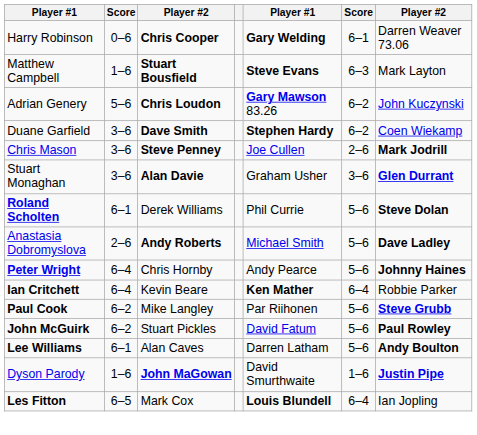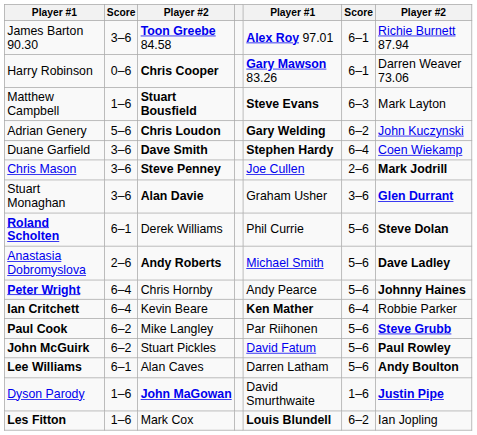+ row: (45, 37)
(286, 37) Gary Welding -> (286, 71) Gary Mawson 83.26
(286, 104) Gary Mawson 83.26 -> (286, 130) Gary Welding
(359, 130) 6–2 -> (359, 150) 6–4
(121, 401) 6–5 -> (121, 420) 1–6
(359, 401) 6–4 -> (359, 420) 6–2
